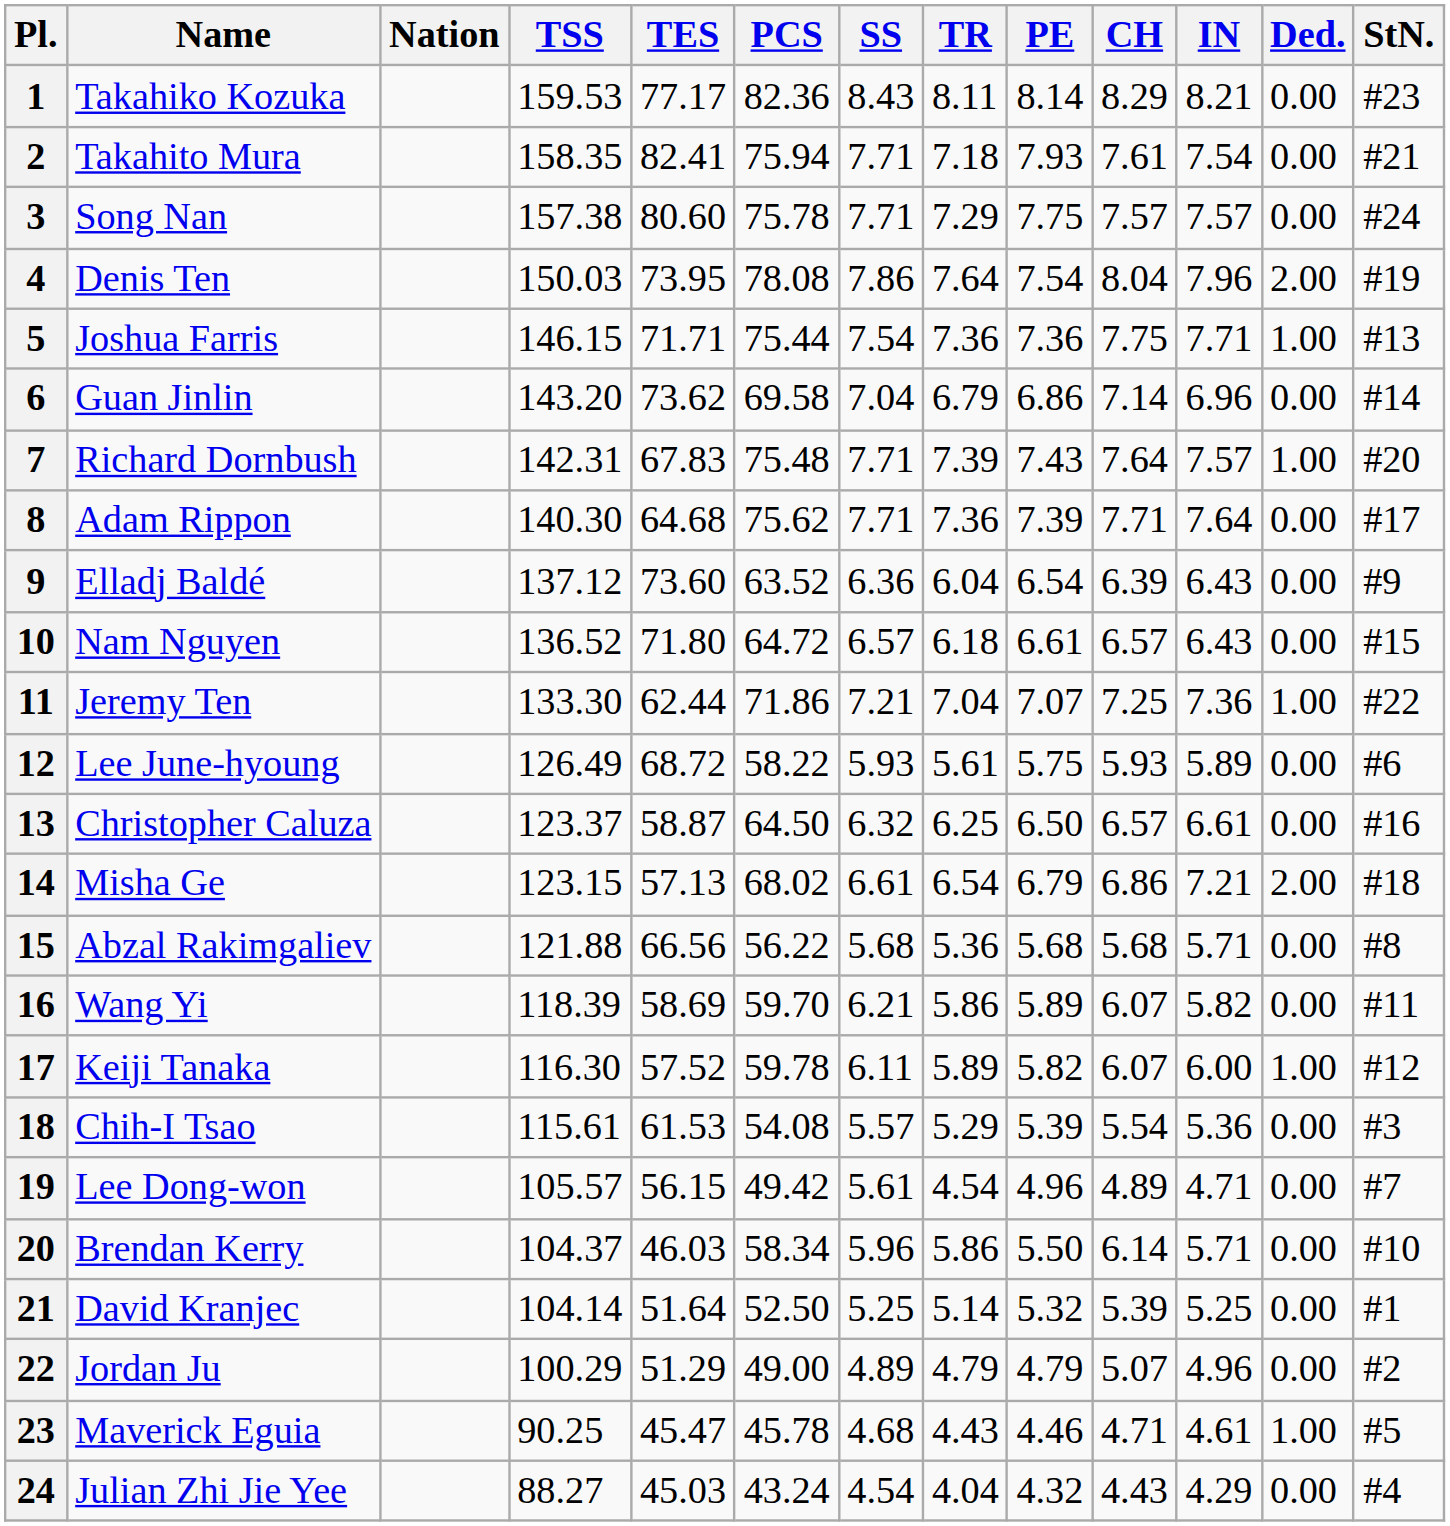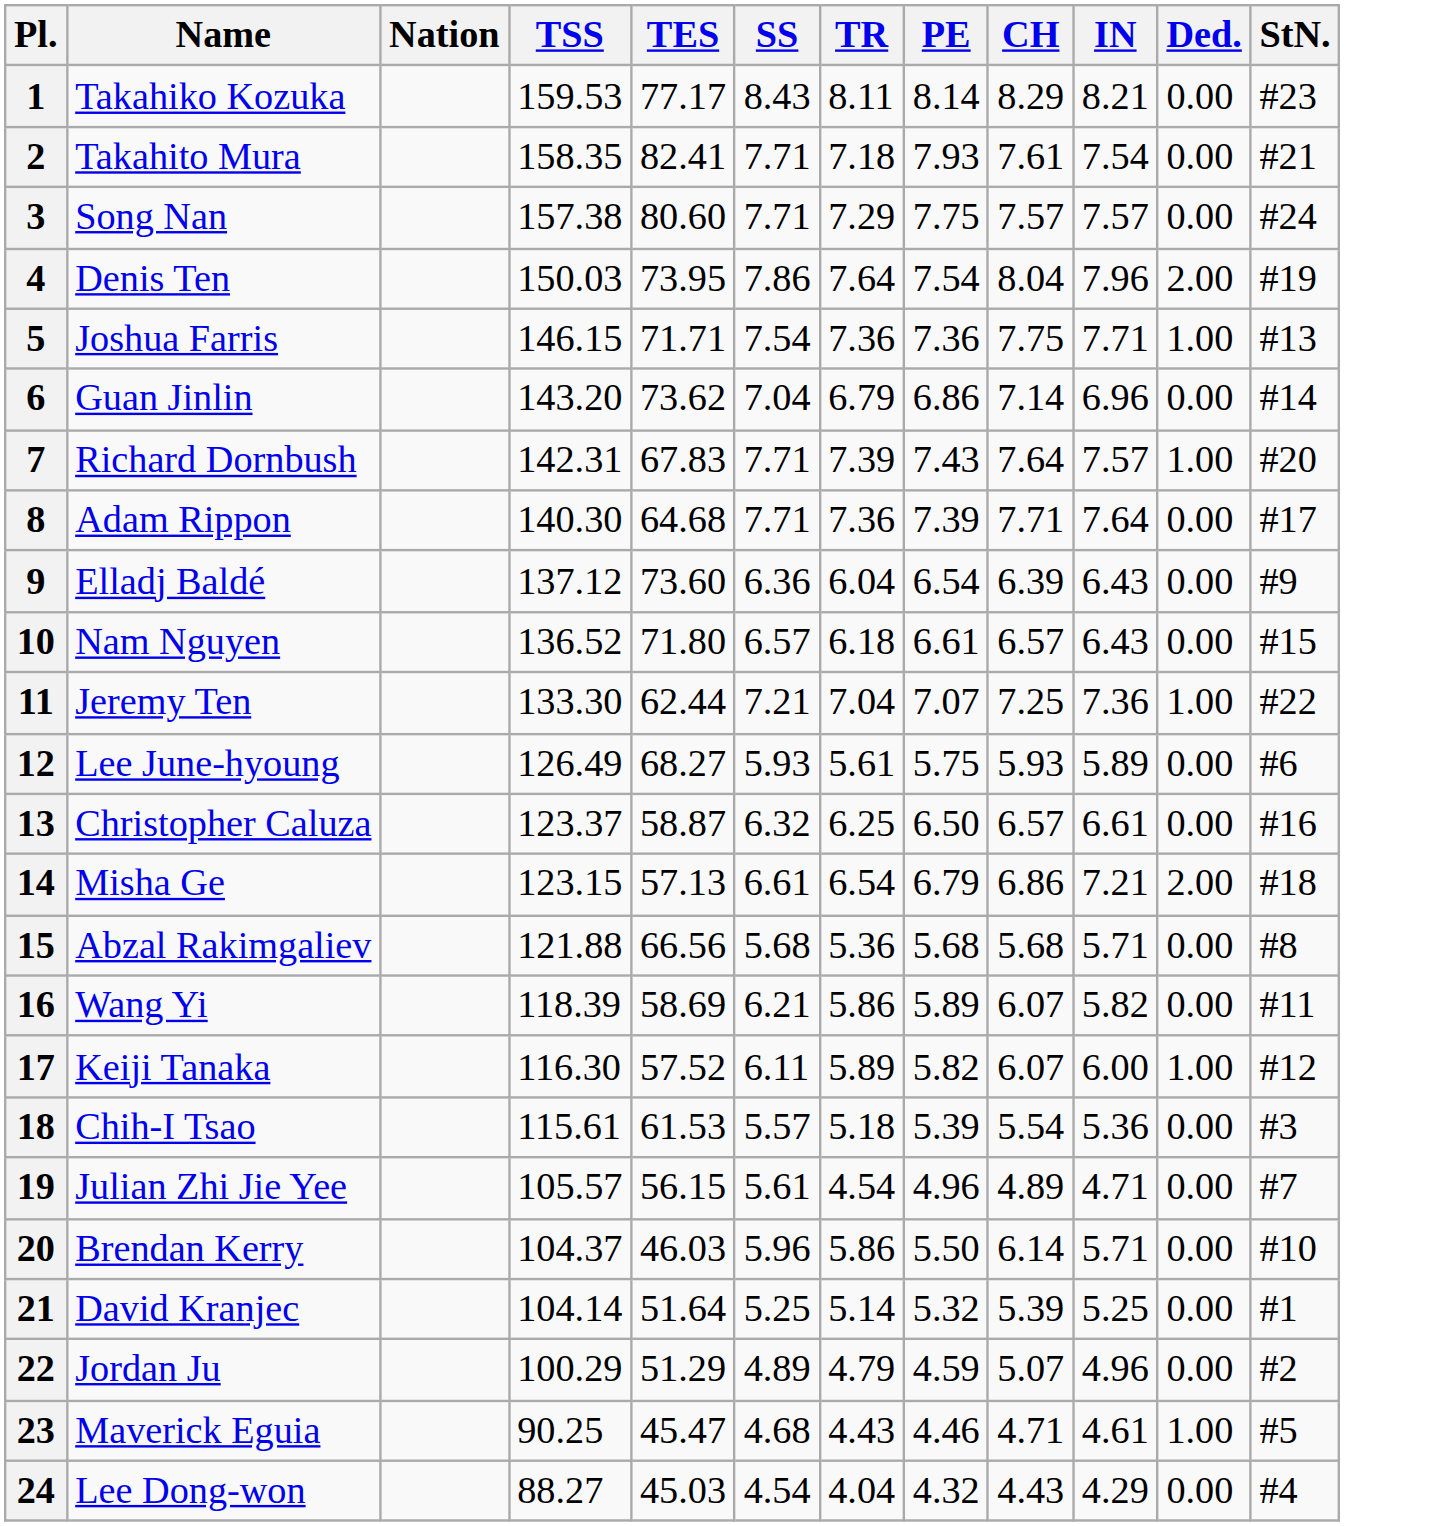- column: (787, 34)
(683, 762) 68.72 -> (683, 762) 68.27
(965, 1126) 5.29 -> (862, 1126) 5.18
(190, 1187) Lee Dong-won -> (211, 1187) Julian Zhi Jie Yee
(1050, 1369) 4.79 -> (946, 1369) 4.59
(211, 1490) Julian Zhi Jie Yee -> (190, 1490) Lee Dong-won
